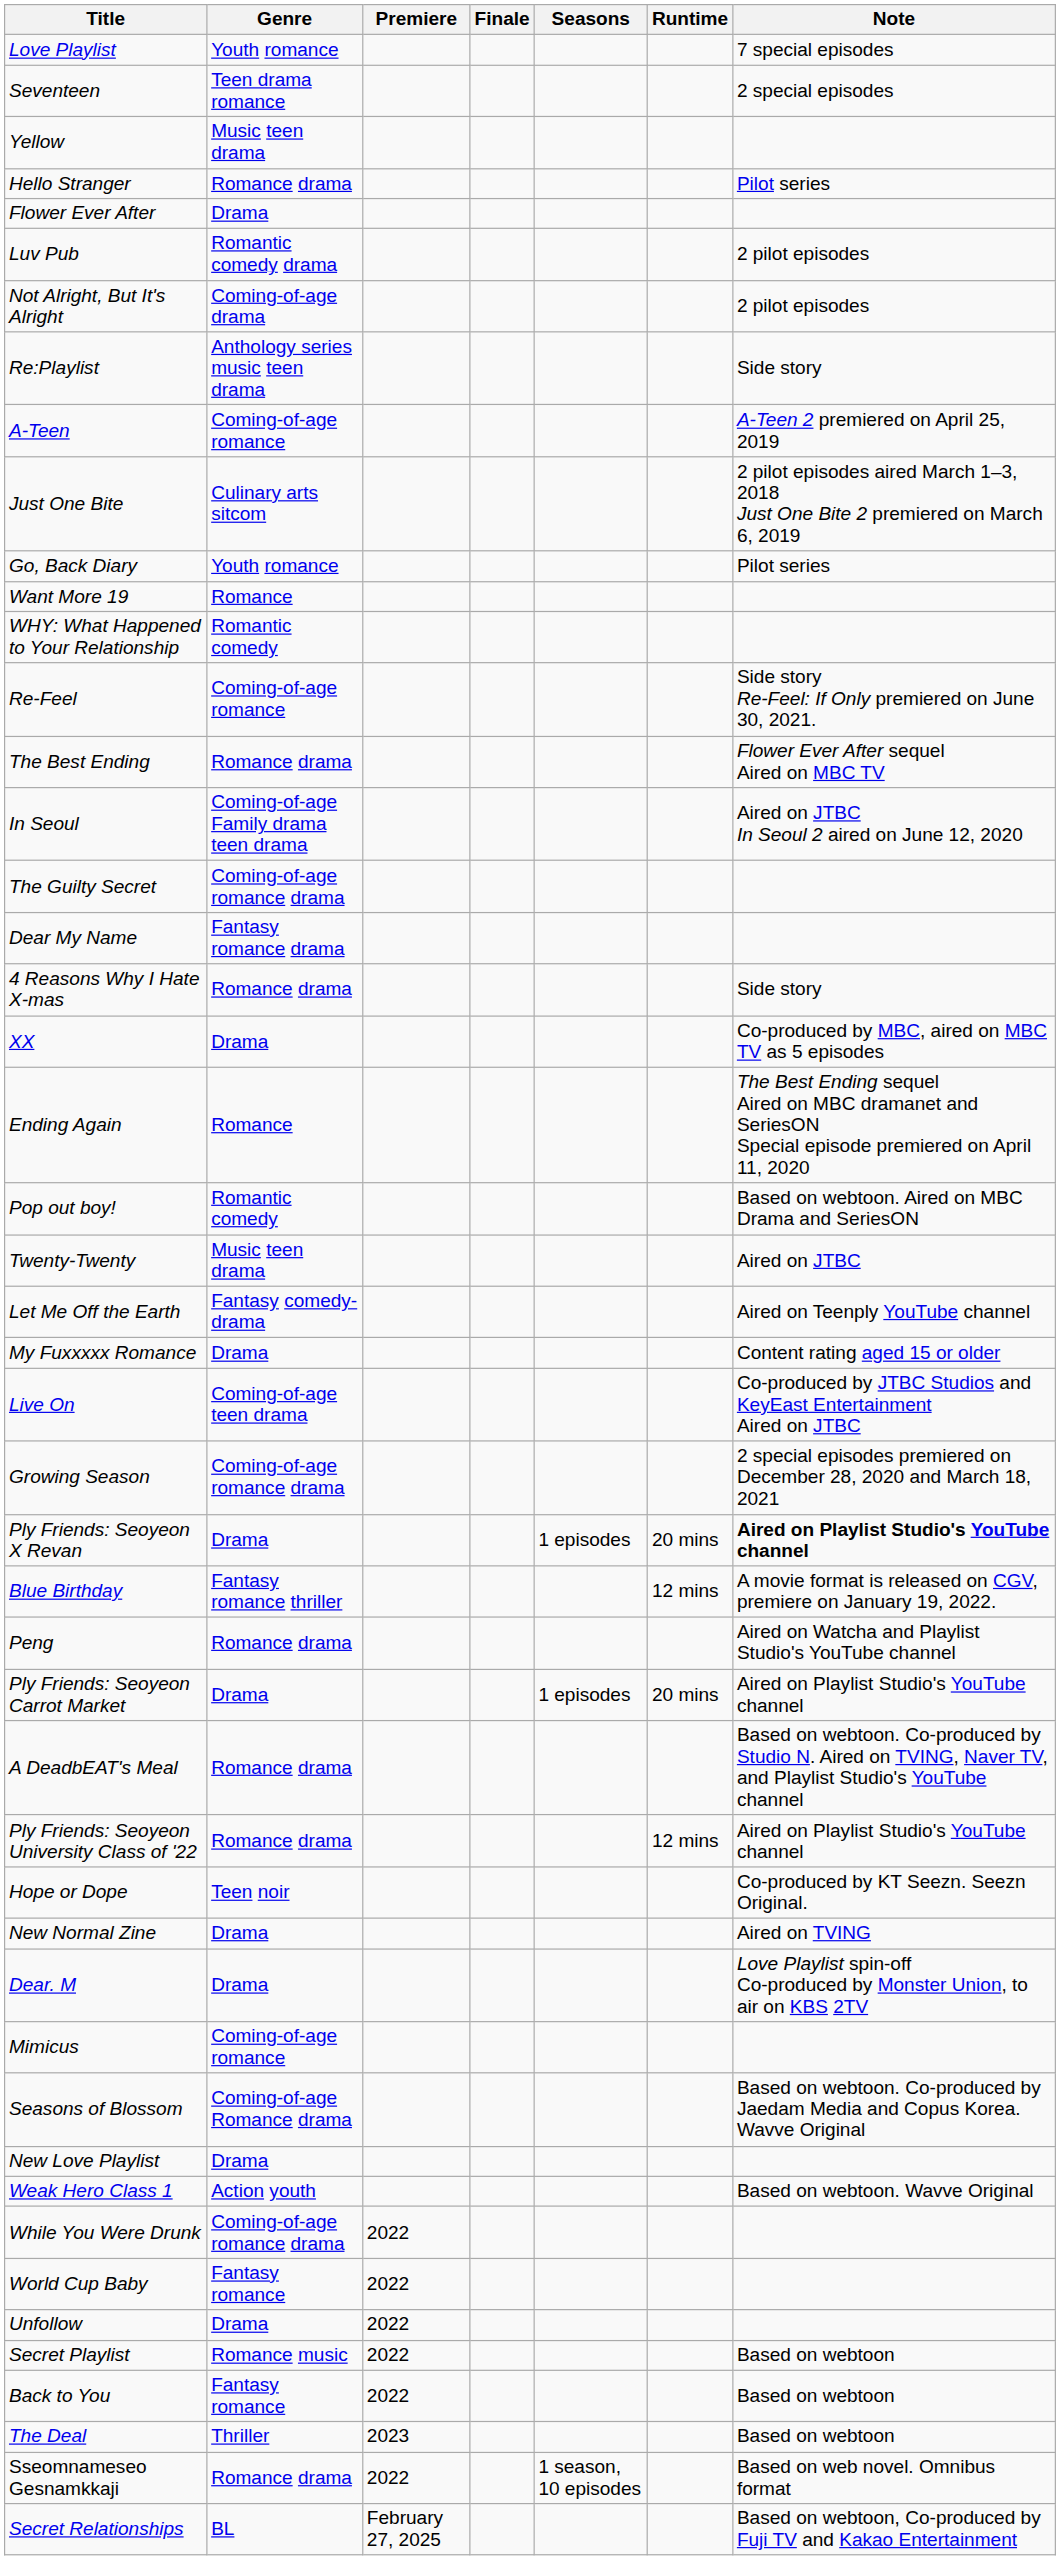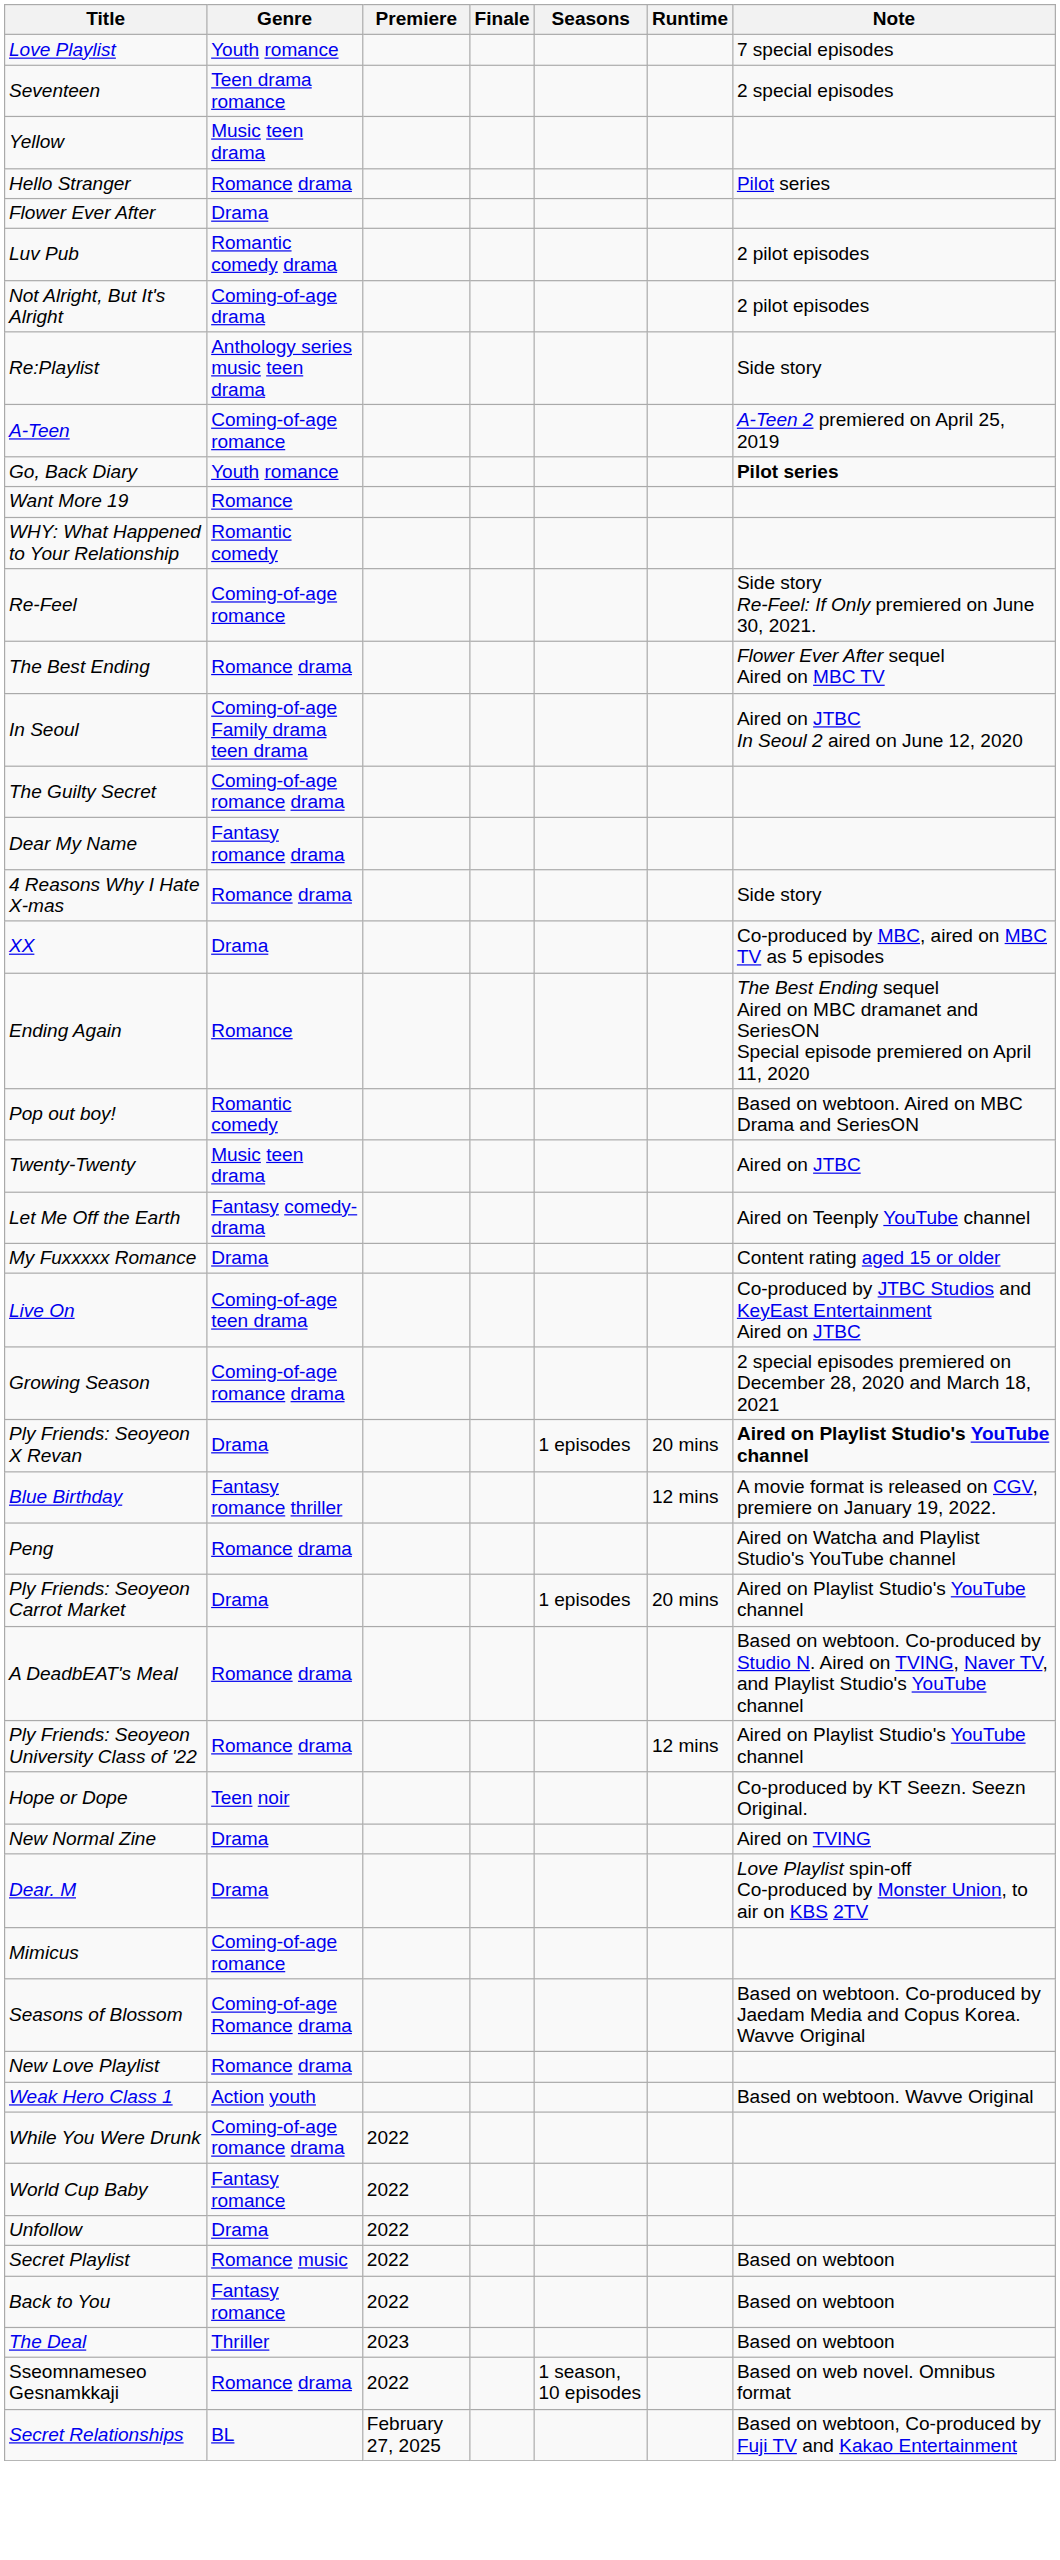- row: (66, 503)
(783, 565) normal -> (788, 471) bold
(240, 2161) Drama -> (282, 2066) Romance drama
